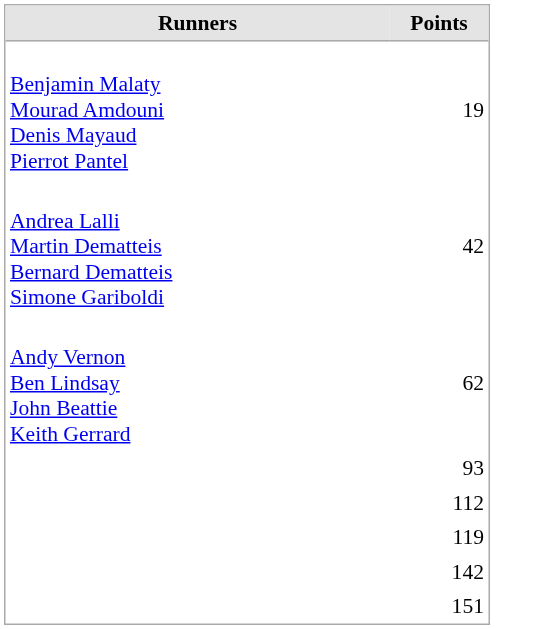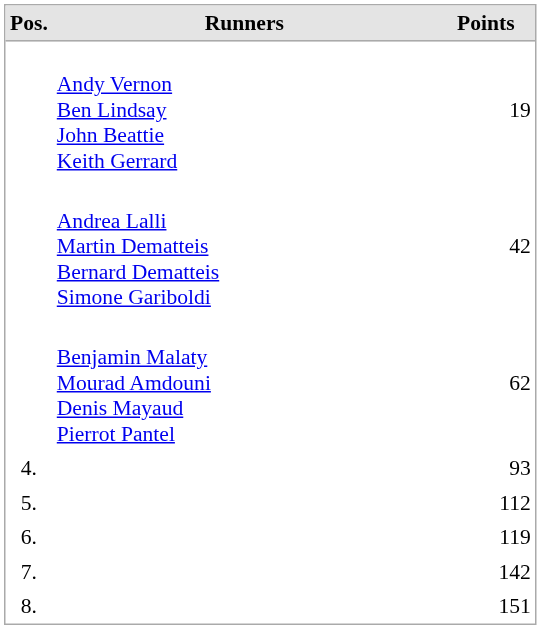+ column: (29, 22)
(87, 122) Benjamin Malaty Mourad Amdouni Denis Mayaud Pierrot Pantel -> (117, 122) Andy Vernon Ben Lindsay John Beattie Keith Gerrard
(70, 395) Andy Vernon Ben Lindsay John Beattie Keith Gerrard -> (134, 395) Benjamin Malaty Mourad Amdouni Denis Mayaud Pierrot Pantel
